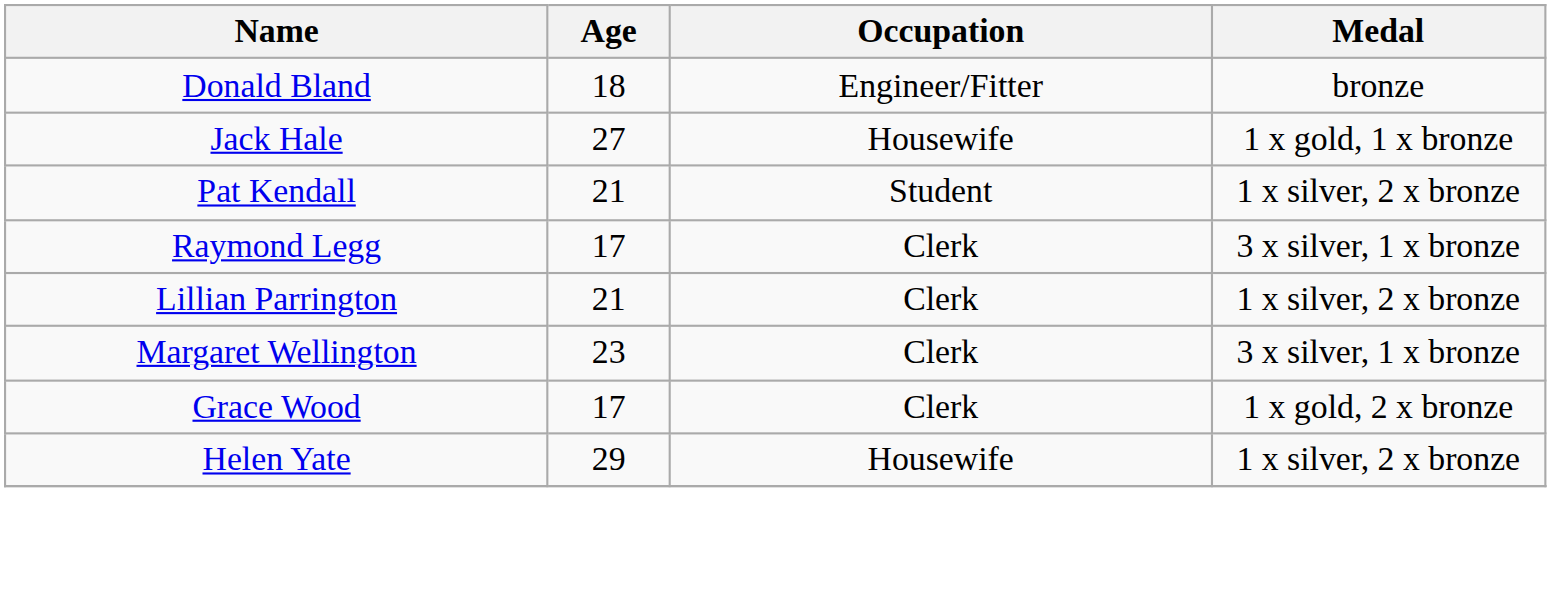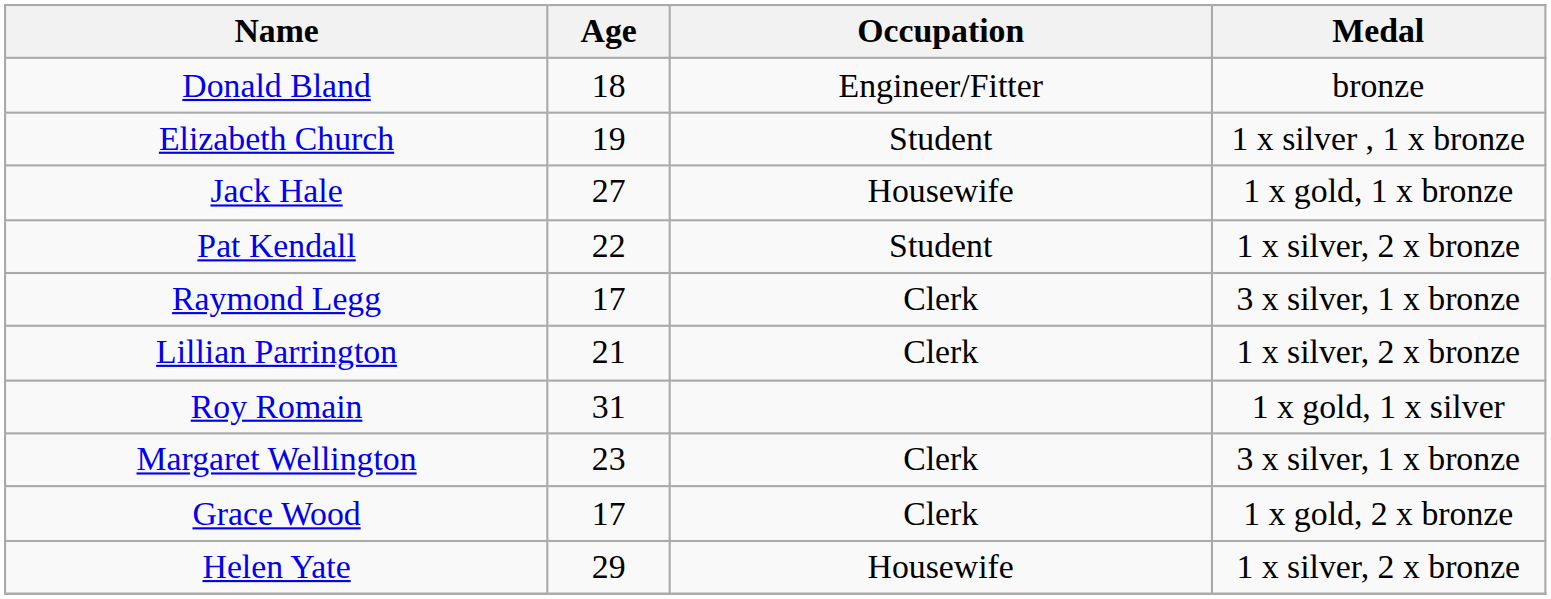+ row: (277, 138)
(609, 191) 21 -> (609, 245) 22
+ row: (277, 406)
